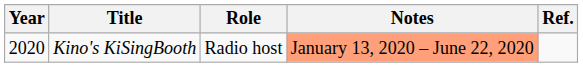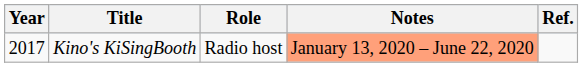(27, 47) 2020 -> (27, 47) 2017
